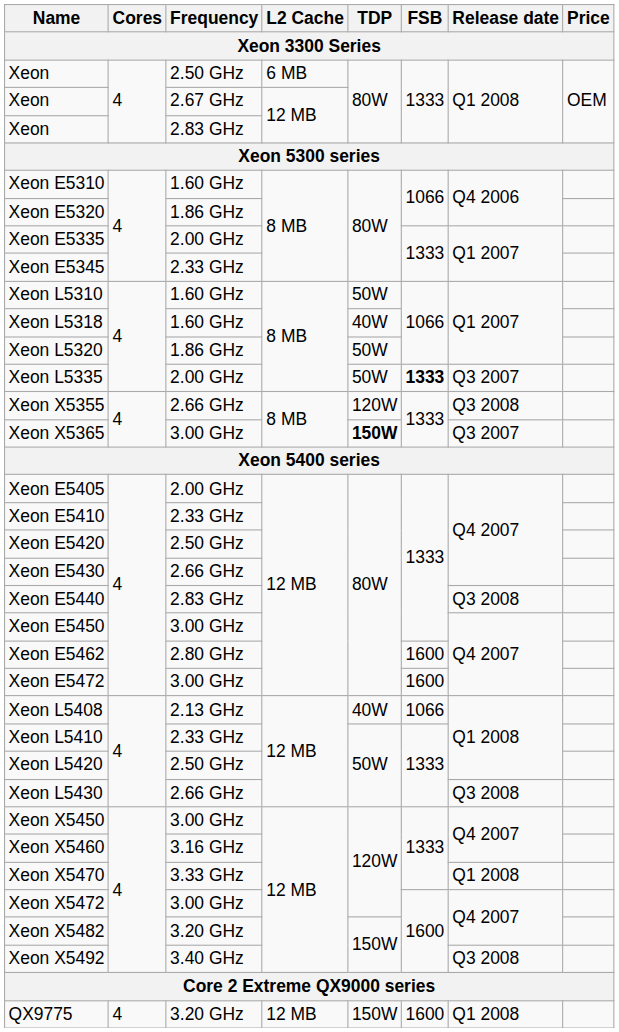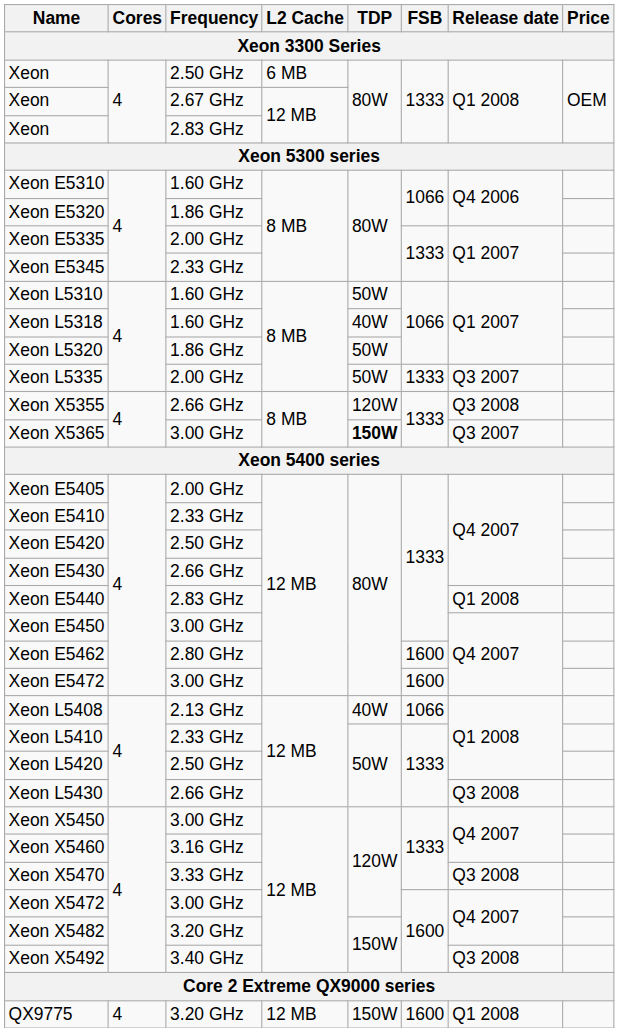(425, 377) bold -> (425, 377) normal
(486, 599) Q3 2008 -> (486, 599) Q1 2008
(486, 875) Q1 2008 -> (486, 875) Q3 2008
